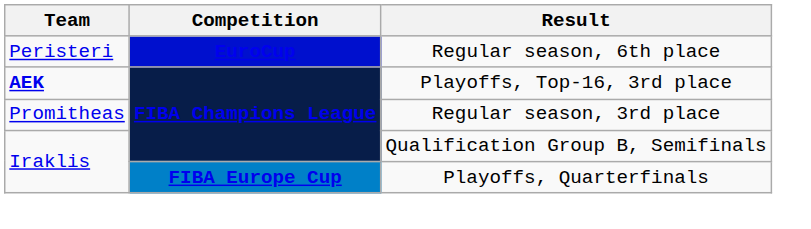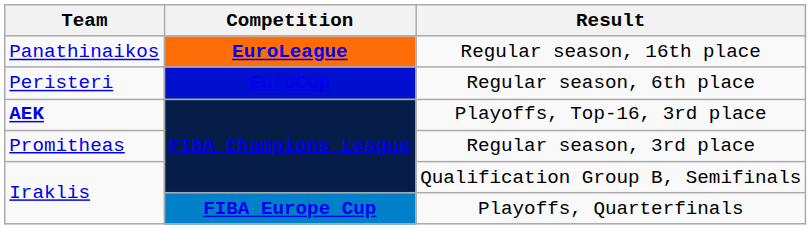+ row: (611, 52)
